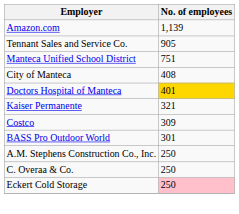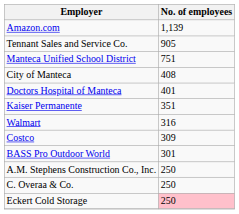(168, 91) gold background -> (168, 91) no background
(168, 106) 321 -> (168, 106) 351
+ row: (24, 122)
